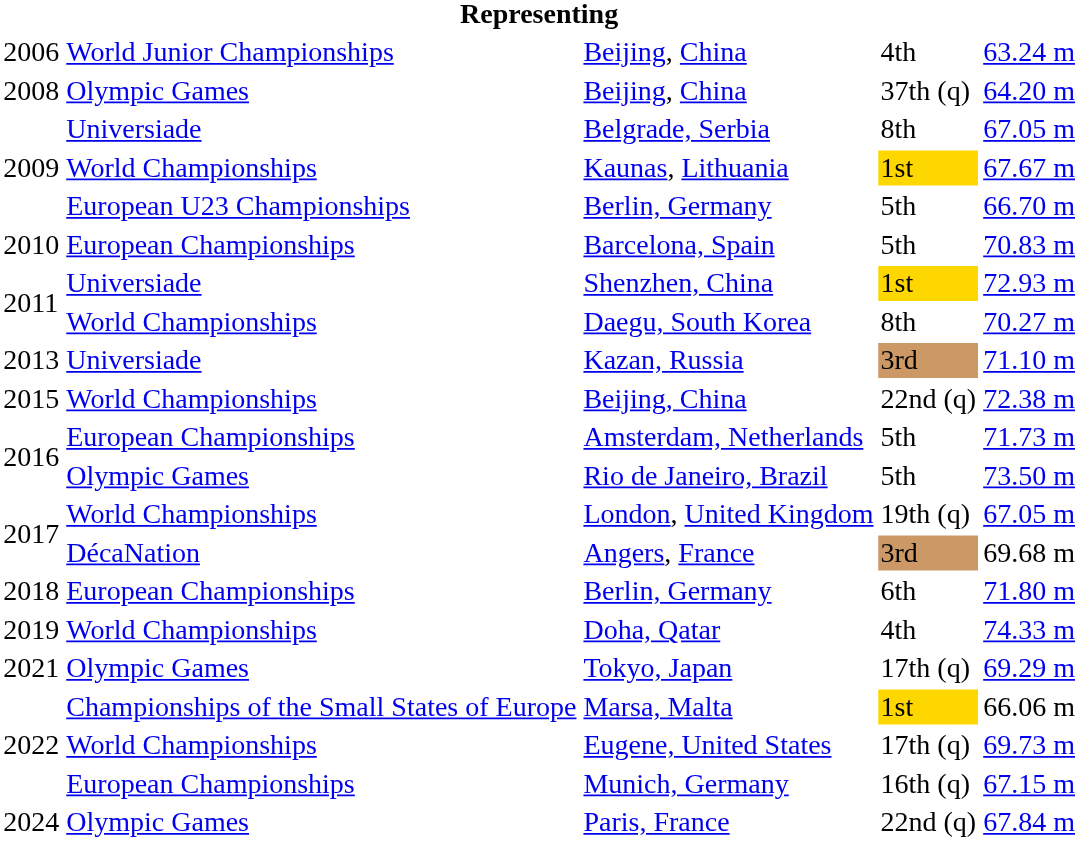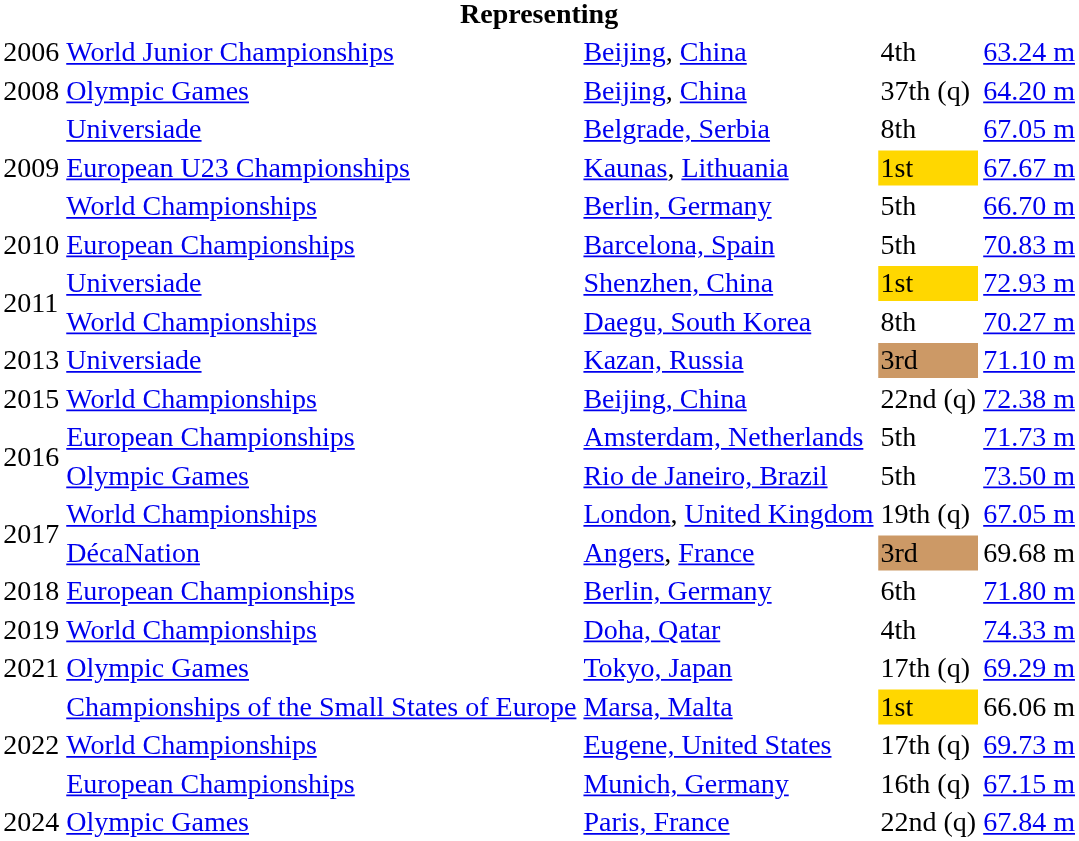(192, 167) World Championships -> (238, 167) European U23 Championships
(238, 206) European U23 Championships -> (192, 206) World Championships
